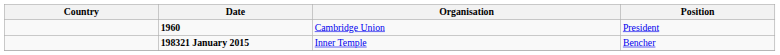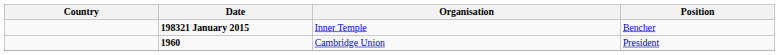rows swapped: (170, 27) <-> (205, 43)
